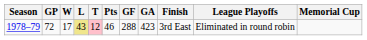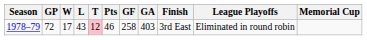(81, 27) khaki background -> (81, 27) no background
(129, 27) 288 -> (129, 27) 258
(148, 27) 423 -> (148, 27) 403
